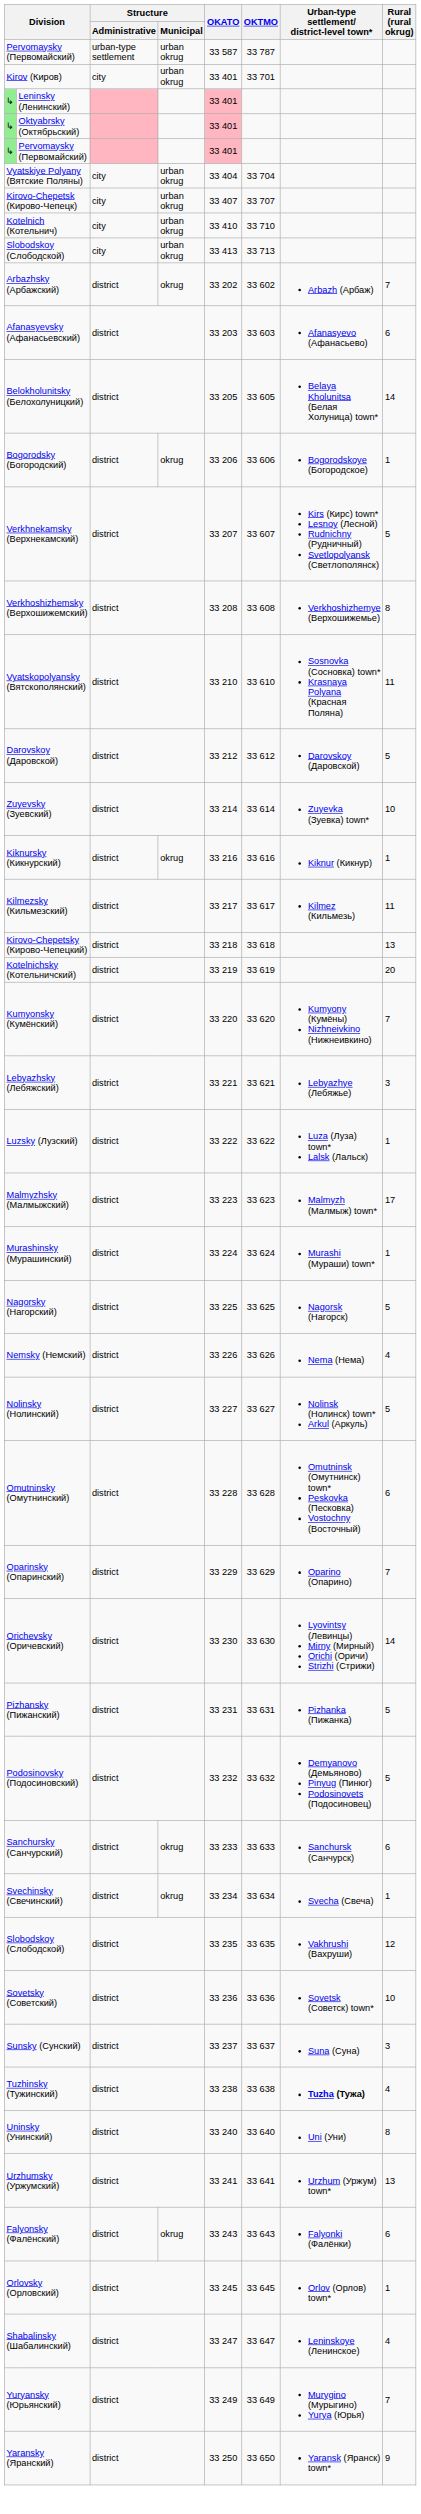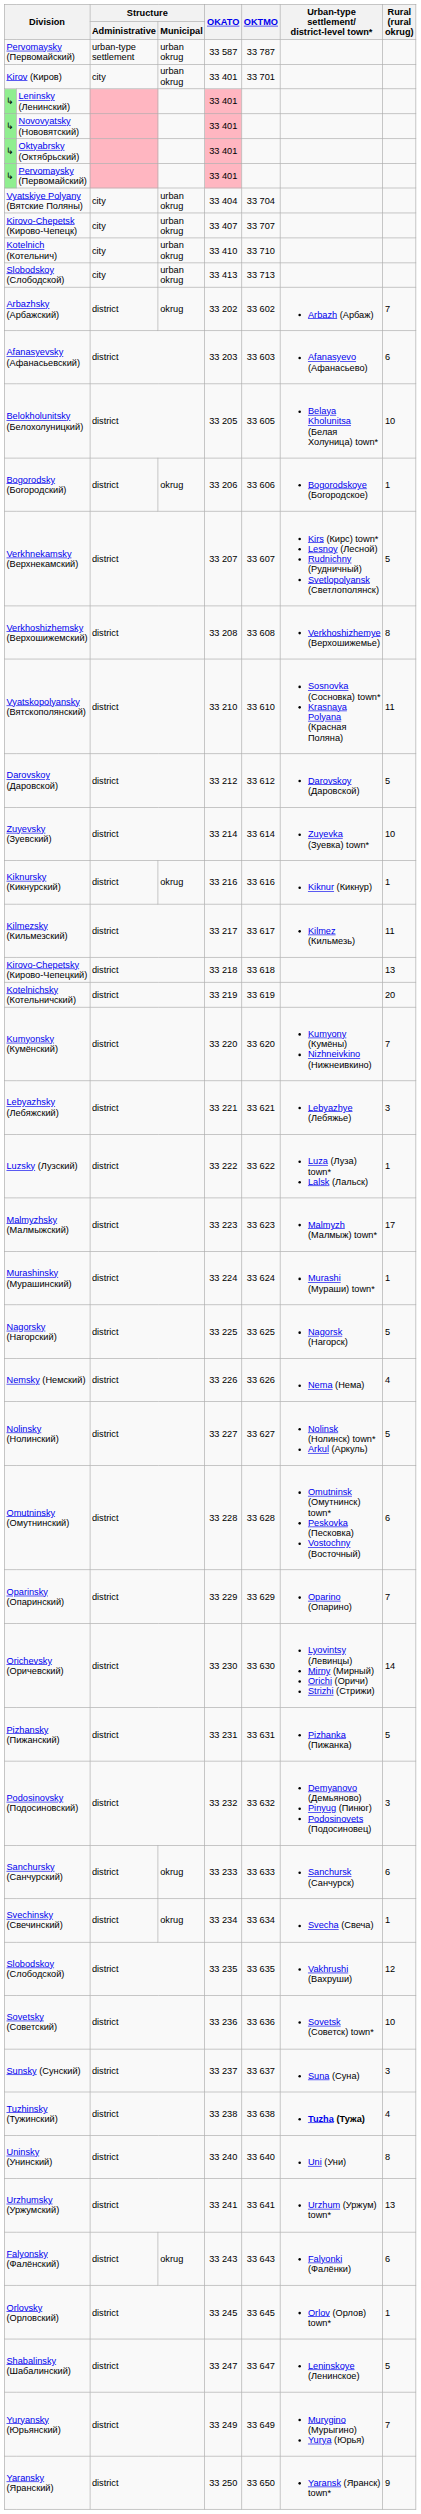+ row: (49, 127)
(390, 397) 14 -> (390, 421) 10
(388, 1779) 5 -> (388, 1804) 3
(388, 2341) 4 -> (388, 2366) 5
